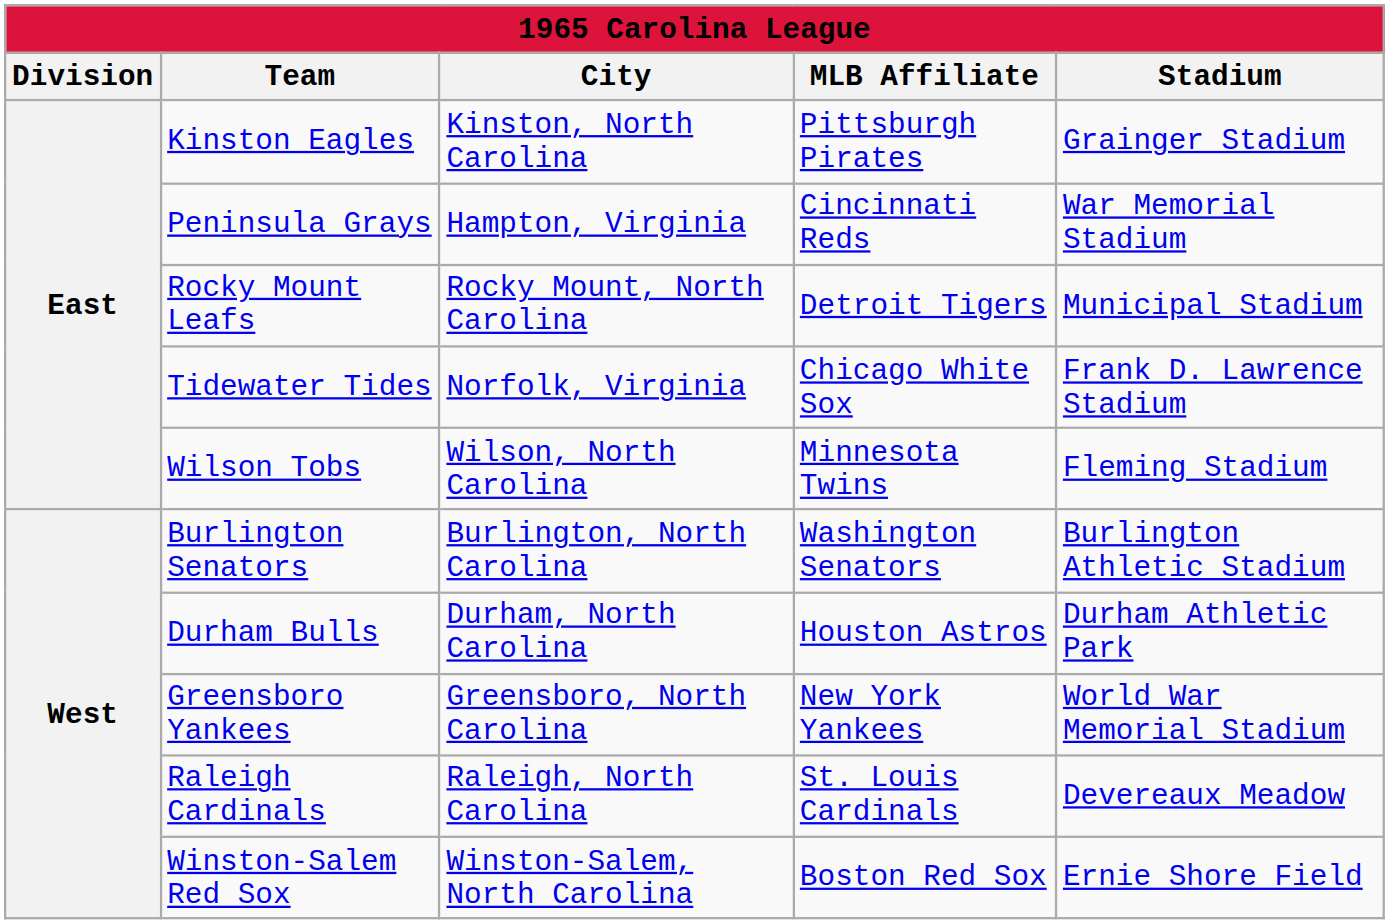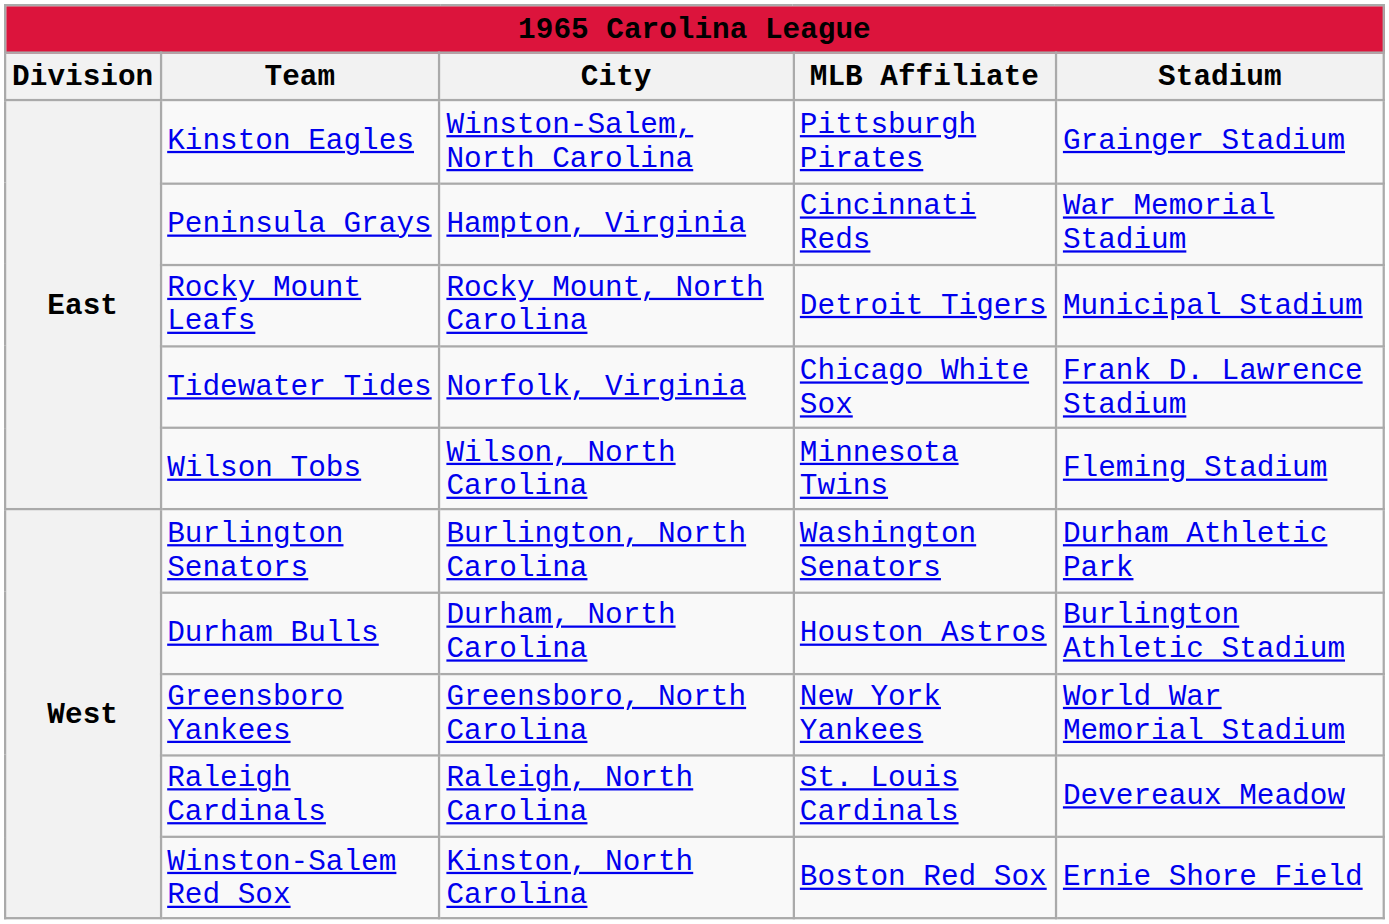(570, 142) Kinston, North Carolina -> (570, 142) Winston-Salem, North Carolina
(1204, 551) Burlington Athletic Stadium -> (1195, 551) Durham Athletic Park
(1195, 632) Durham Athletic Park -> (1204, 632) Burlington Athletic Stadium
(570, 878) Winston-Salem, North Carolina -> (570, 878) Kinston, North Carolina
